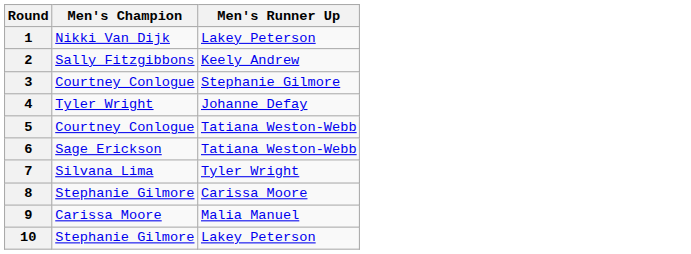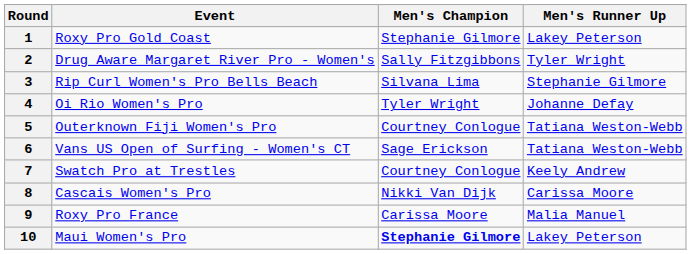+ column: (215, 16)
(113, 38) Nikki Van Dijk -> (451, 38) Stephanie Gilmore
(250, 60) Keely Andrew -> (576, 60) Tyler Wright
(125, 82) Courtney Conlogue -> (430, 82) Silvana Lima
(104, 171) Silvana Lima -> (451, 171) Courtney Conlogue
(250, 171) Tyler Wright -> (576, 171) Keely Andrew
(125, 194) Stephanie Gilmore -> (439, 194) Nikki Van Dijk
(125, 238) normal -> (451, 238) bold
